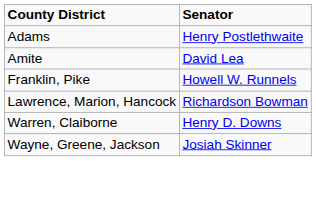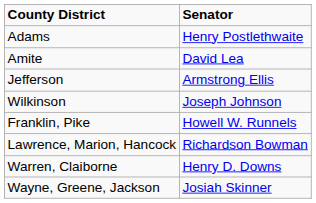+ row: (35, 79)
+ row: (37, 101)
